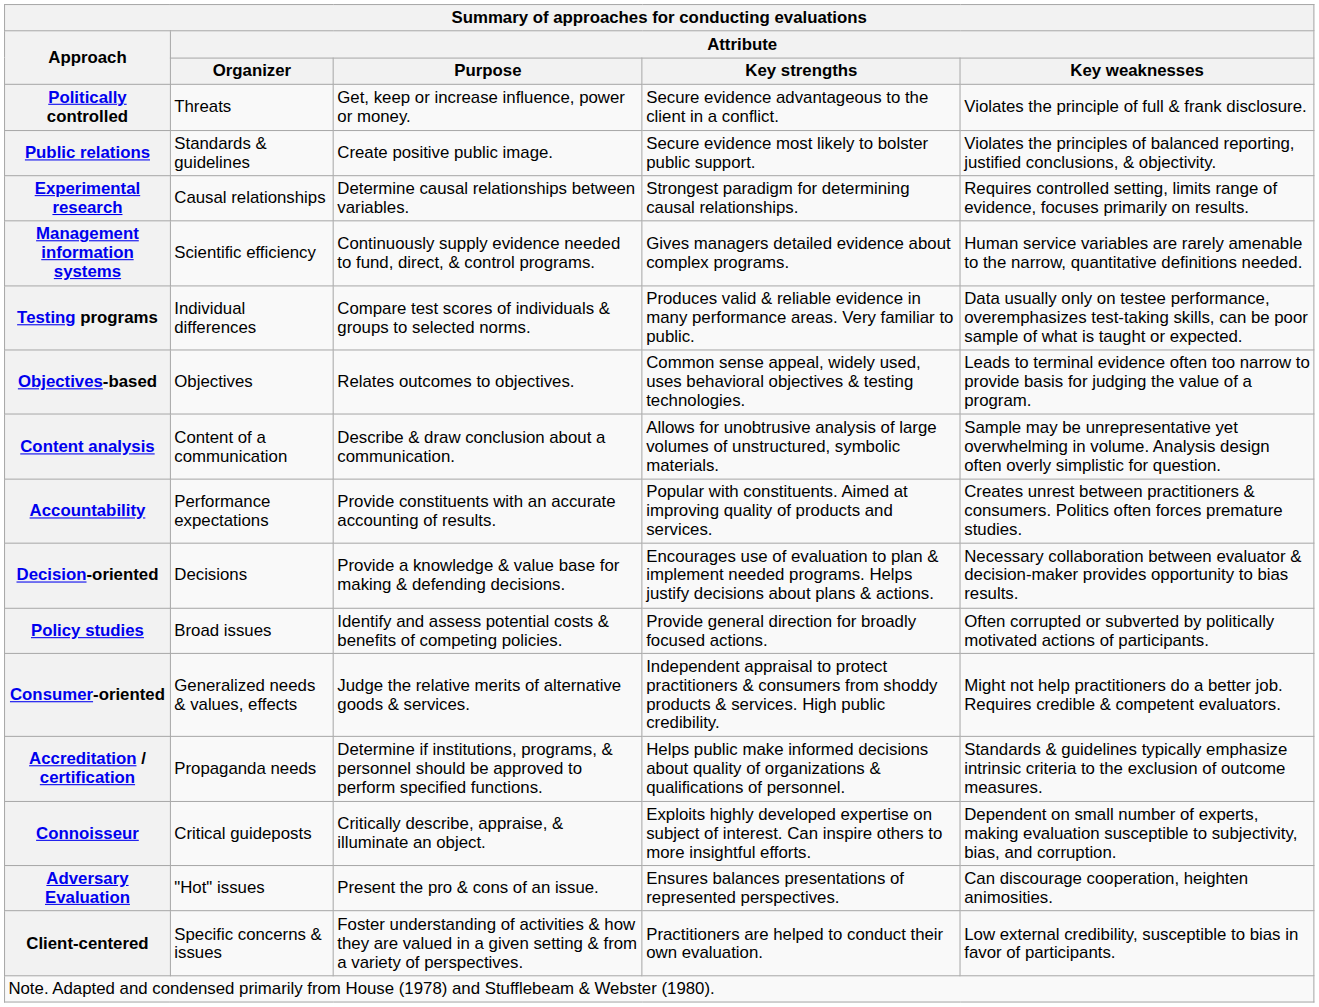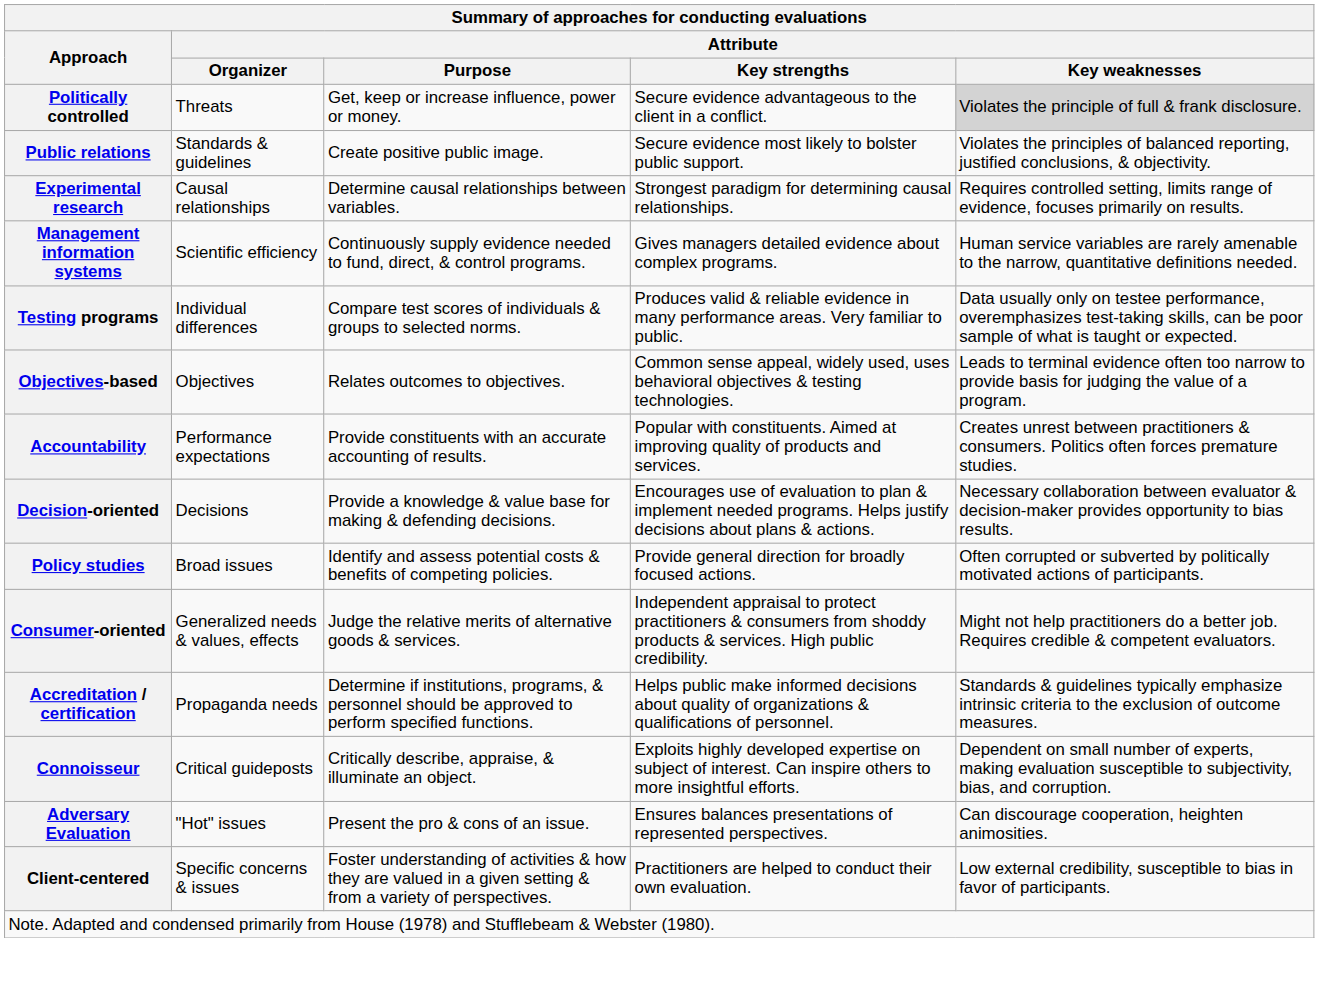(1135, 107) no background -> (1130, 107) lightgrey background
- row: (87, 446)
